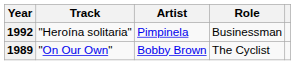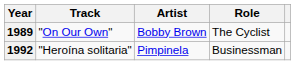rows swapped: (20, 50) <-> (20, 32)
